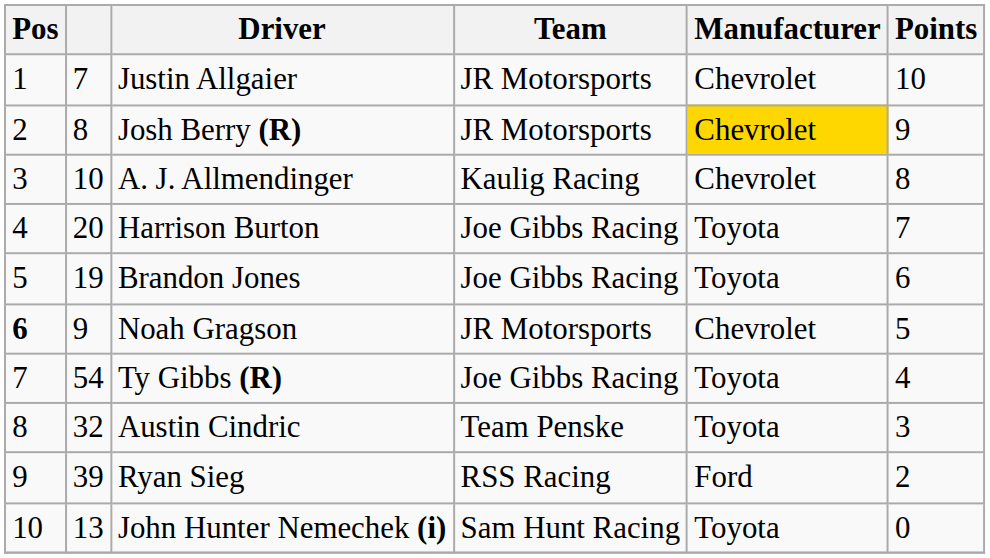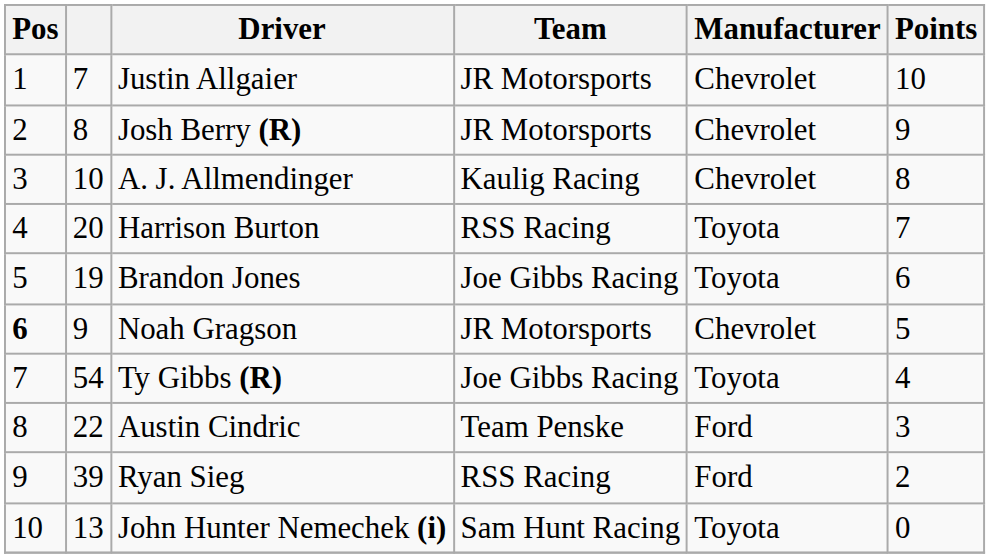(755, 128) gold background -> (755, 128) no background
(569, 228) Joe Gibbs Racing -> (536, 228) RSS Racing
(88, 426) 32 -> (88, 426) 22
(737, 426) Toyota -> (724, 426) Ford
